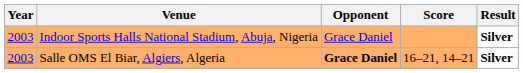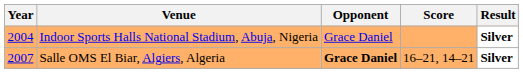(20, 36) 2003 -> (20, 36) 2004
(20, 58) 2003 -> (20, 58) 2007
